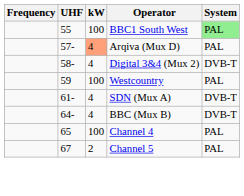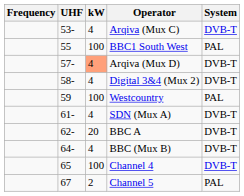+ row: (144, 30)
(214, 30) lightgreen background -> (214, 47) no background
(214, 47) PAL -> (221, 64) DVB-T
+ row: (125, 132)
(214, 132) PAL -> (221, 166) DVB-T
